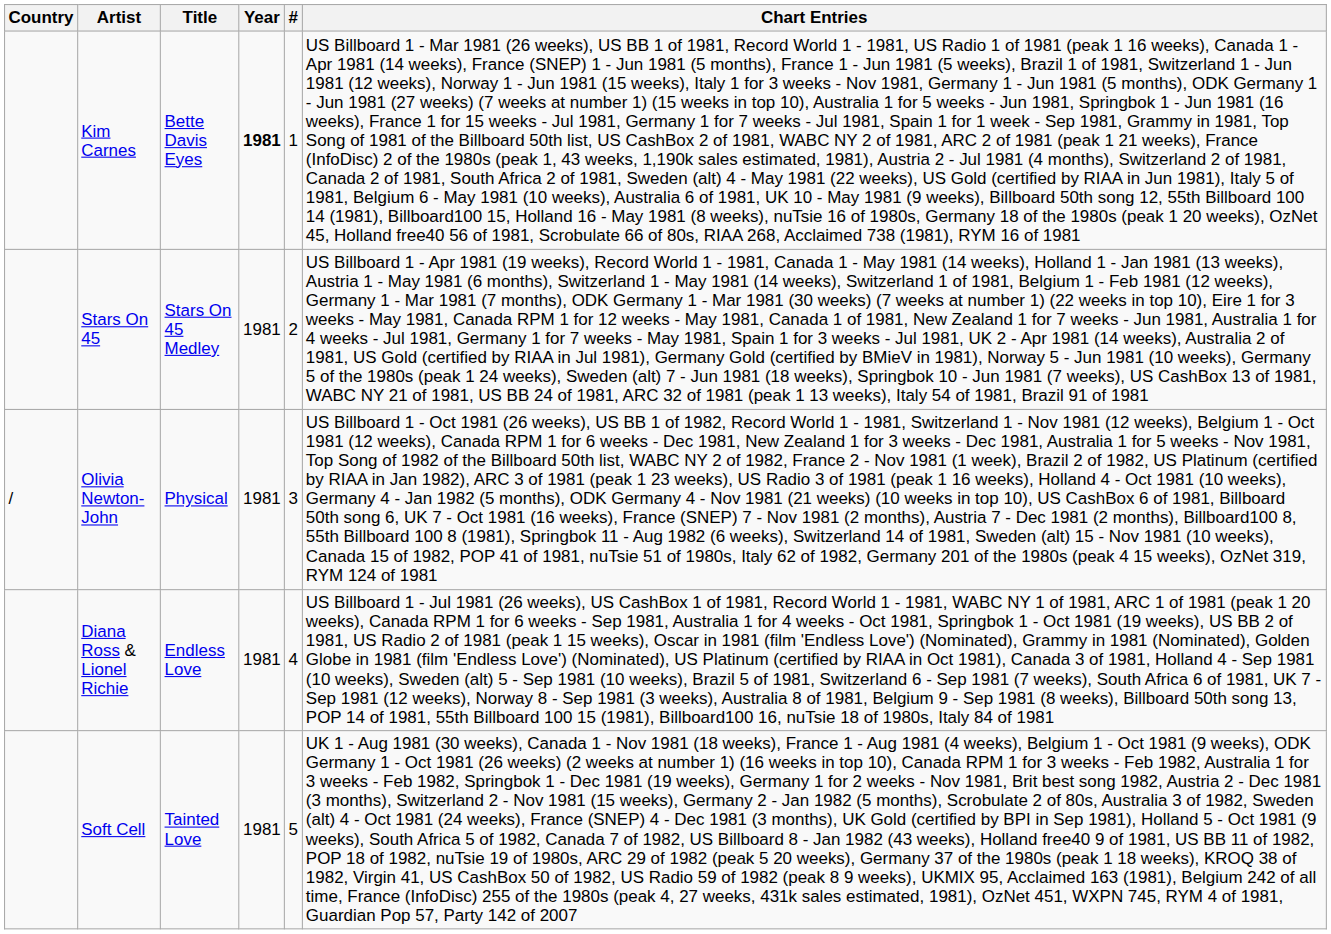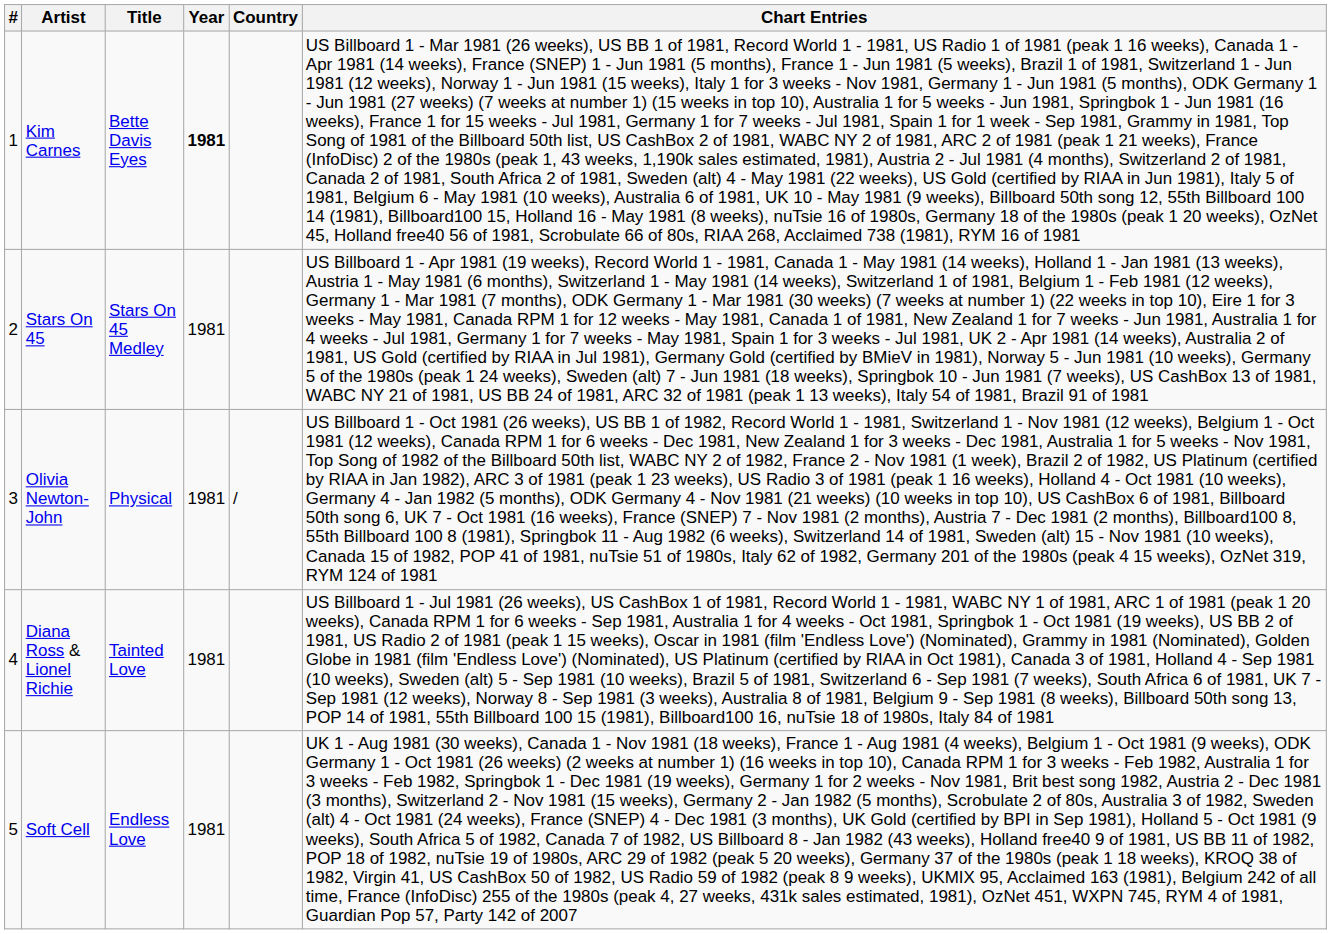columns swapped: (293, 17) <-> (41, 17)
(195, 659) Endless Love -> (136, 659) Tainted Love
(192, 829) Tainted Love -> (139, 829) Endless Love
